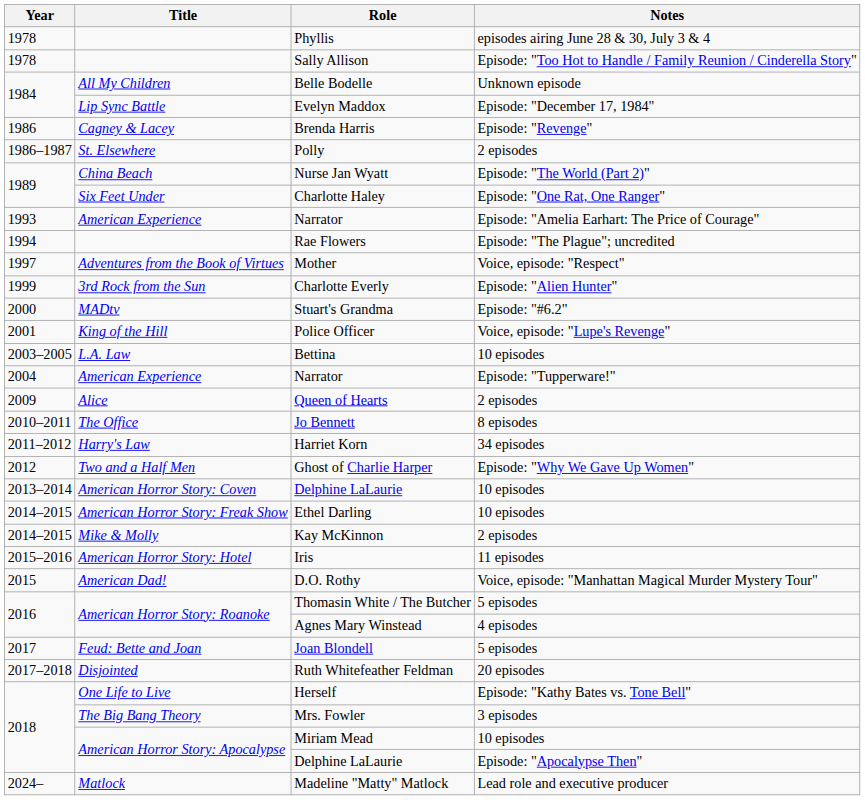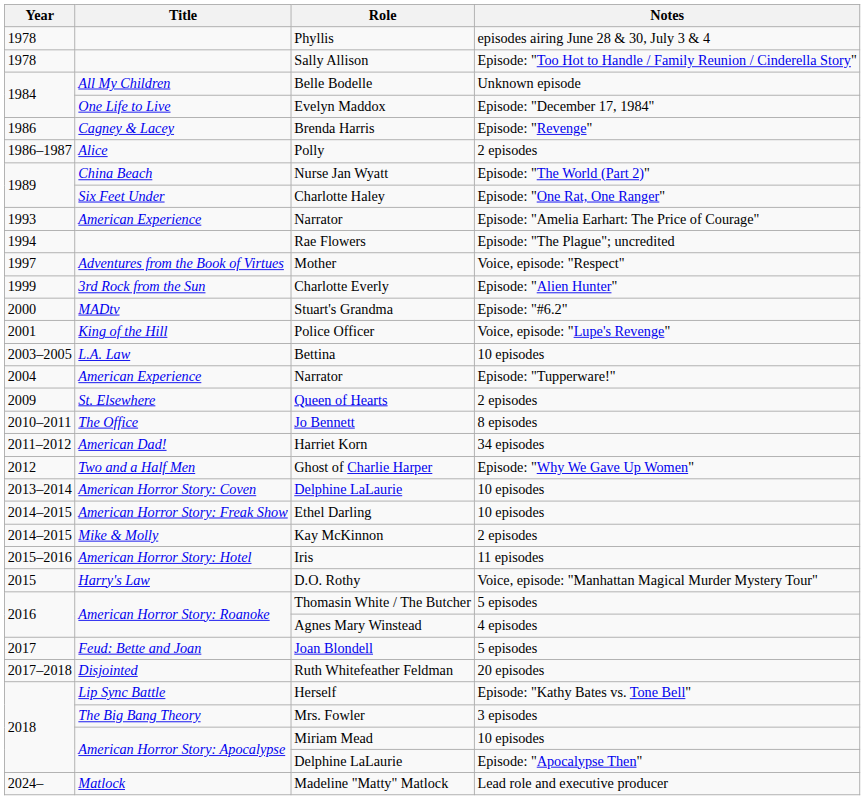(122, 106) Lip Sync Battle -> (124, 106) One Life to Live
(117, 151) St. Elsewhere -> (93, 151) Alice
(93, 399) Alice -> (117, 399) St. Elsewhere
(114, 444) Harry's Law -> (122, 444) American Dad!
(122, 580) American Dad! -> (114, 580) Harry's Law
(124, 693) One Life to Live -> (122, 693) Lip Sync Battle
